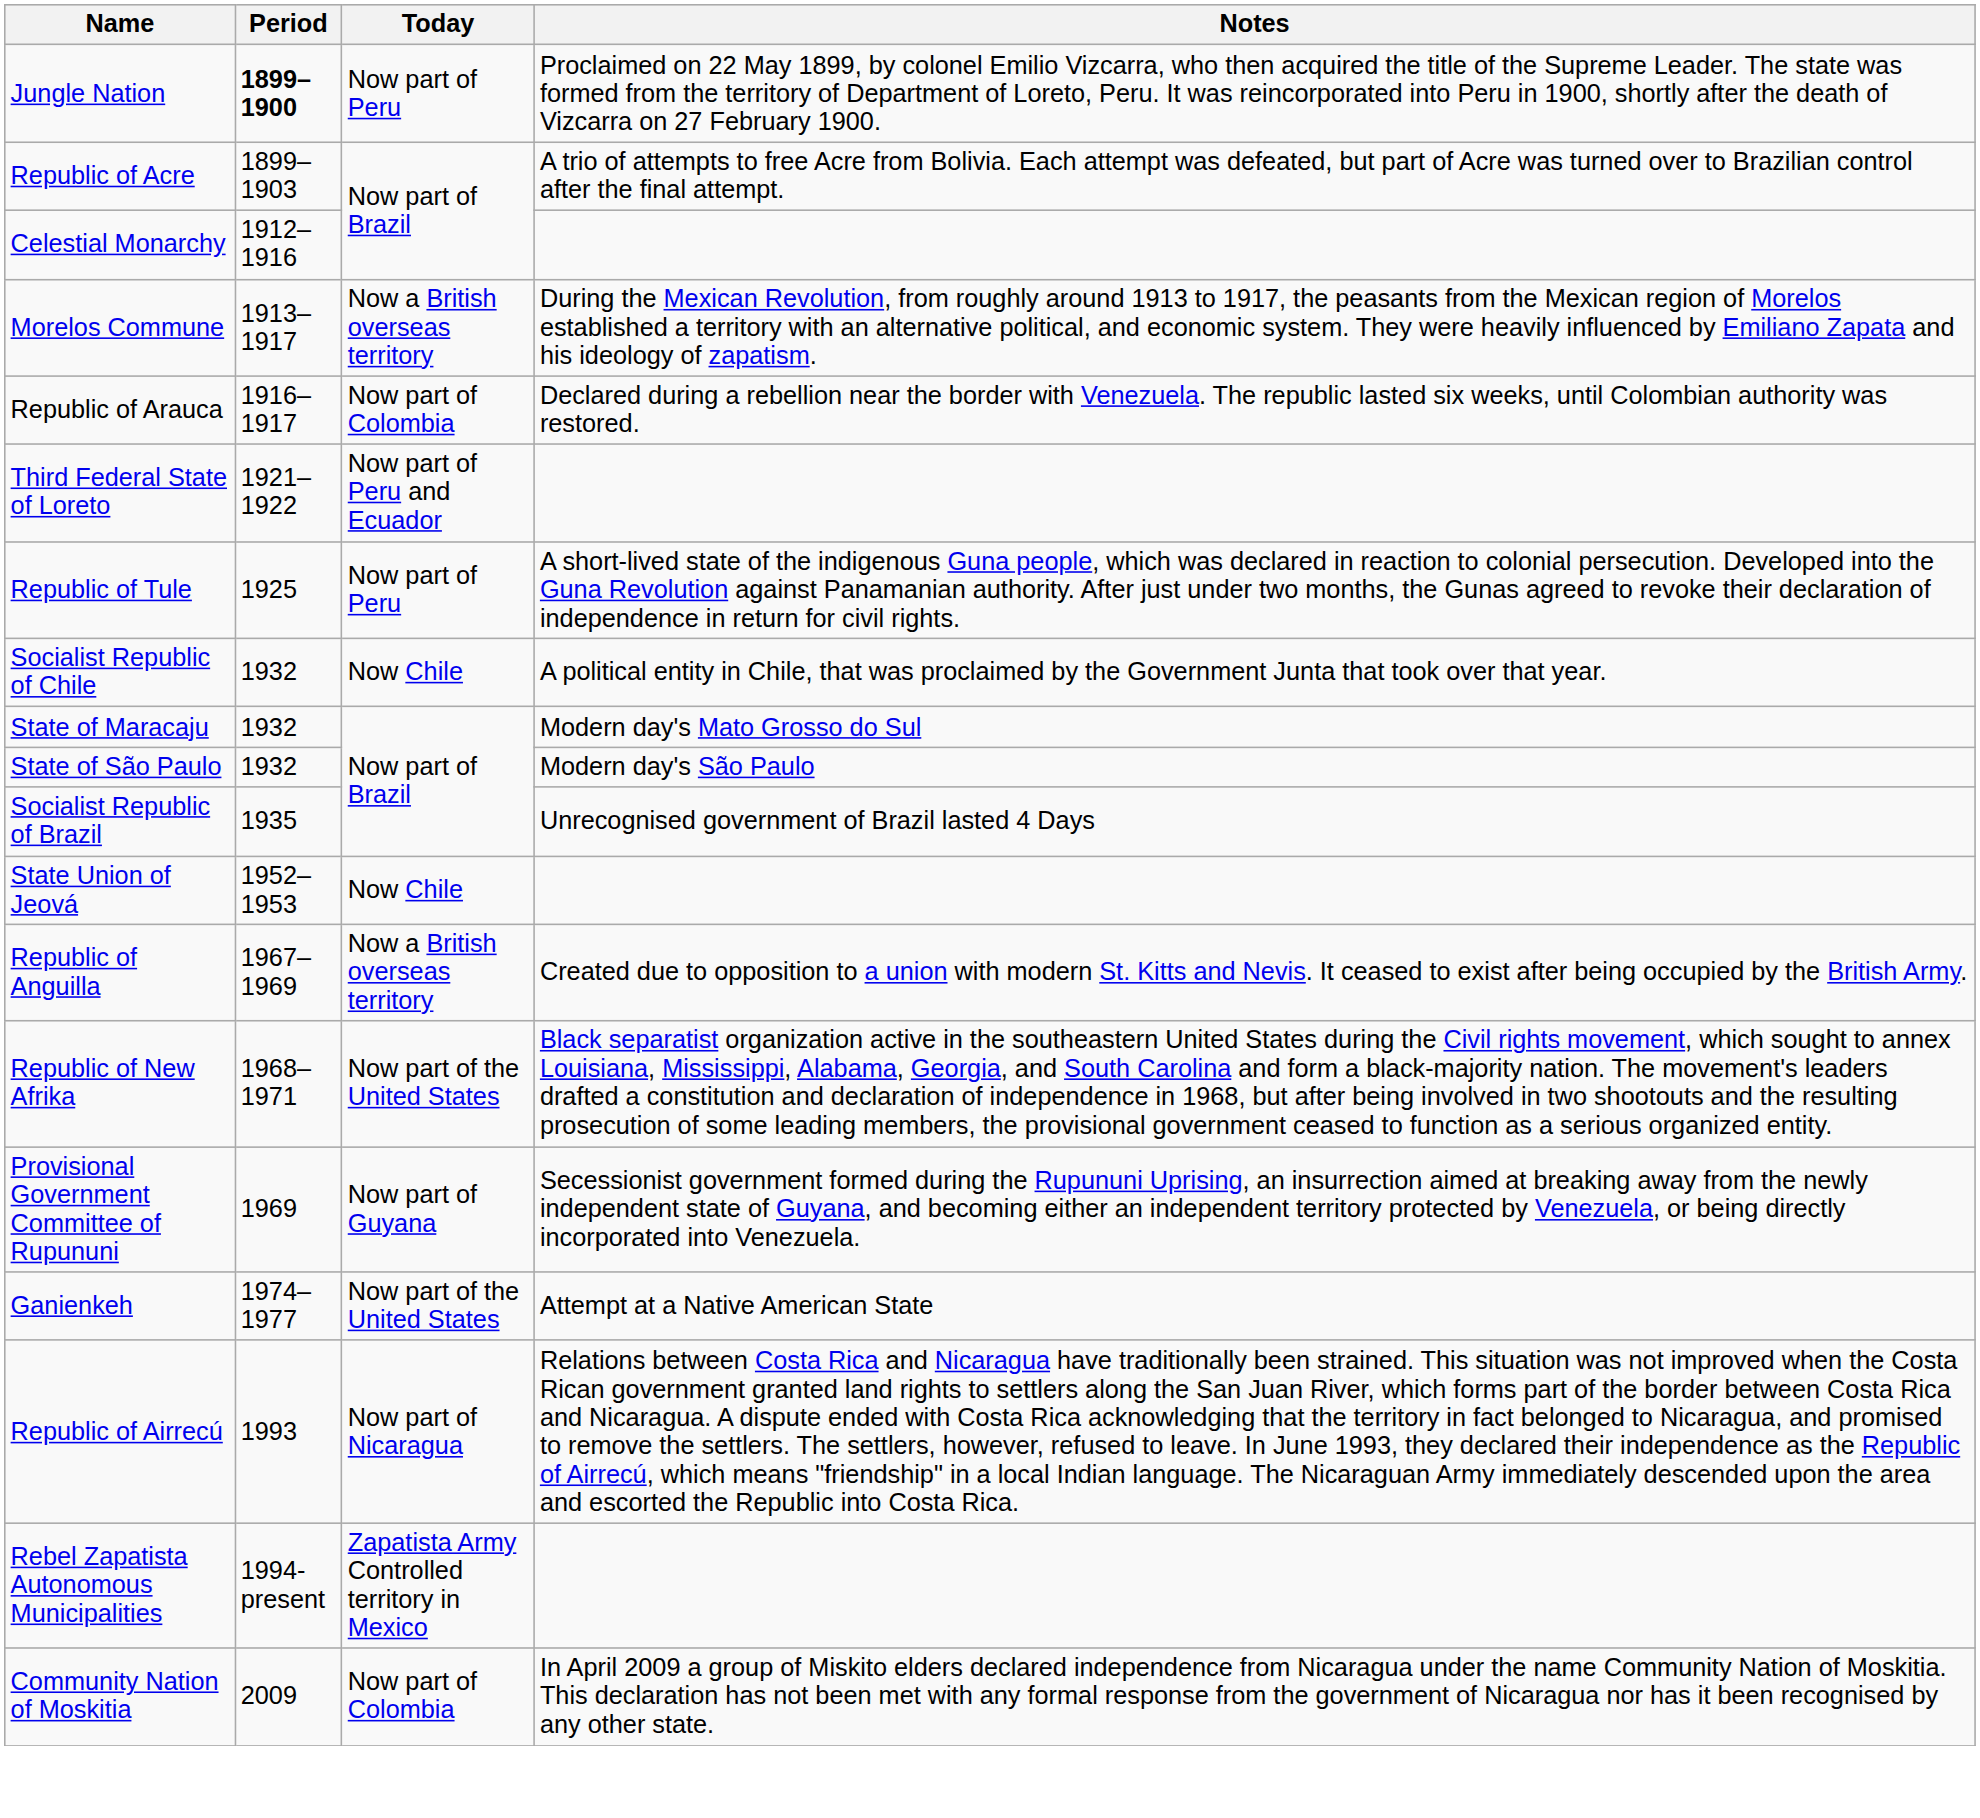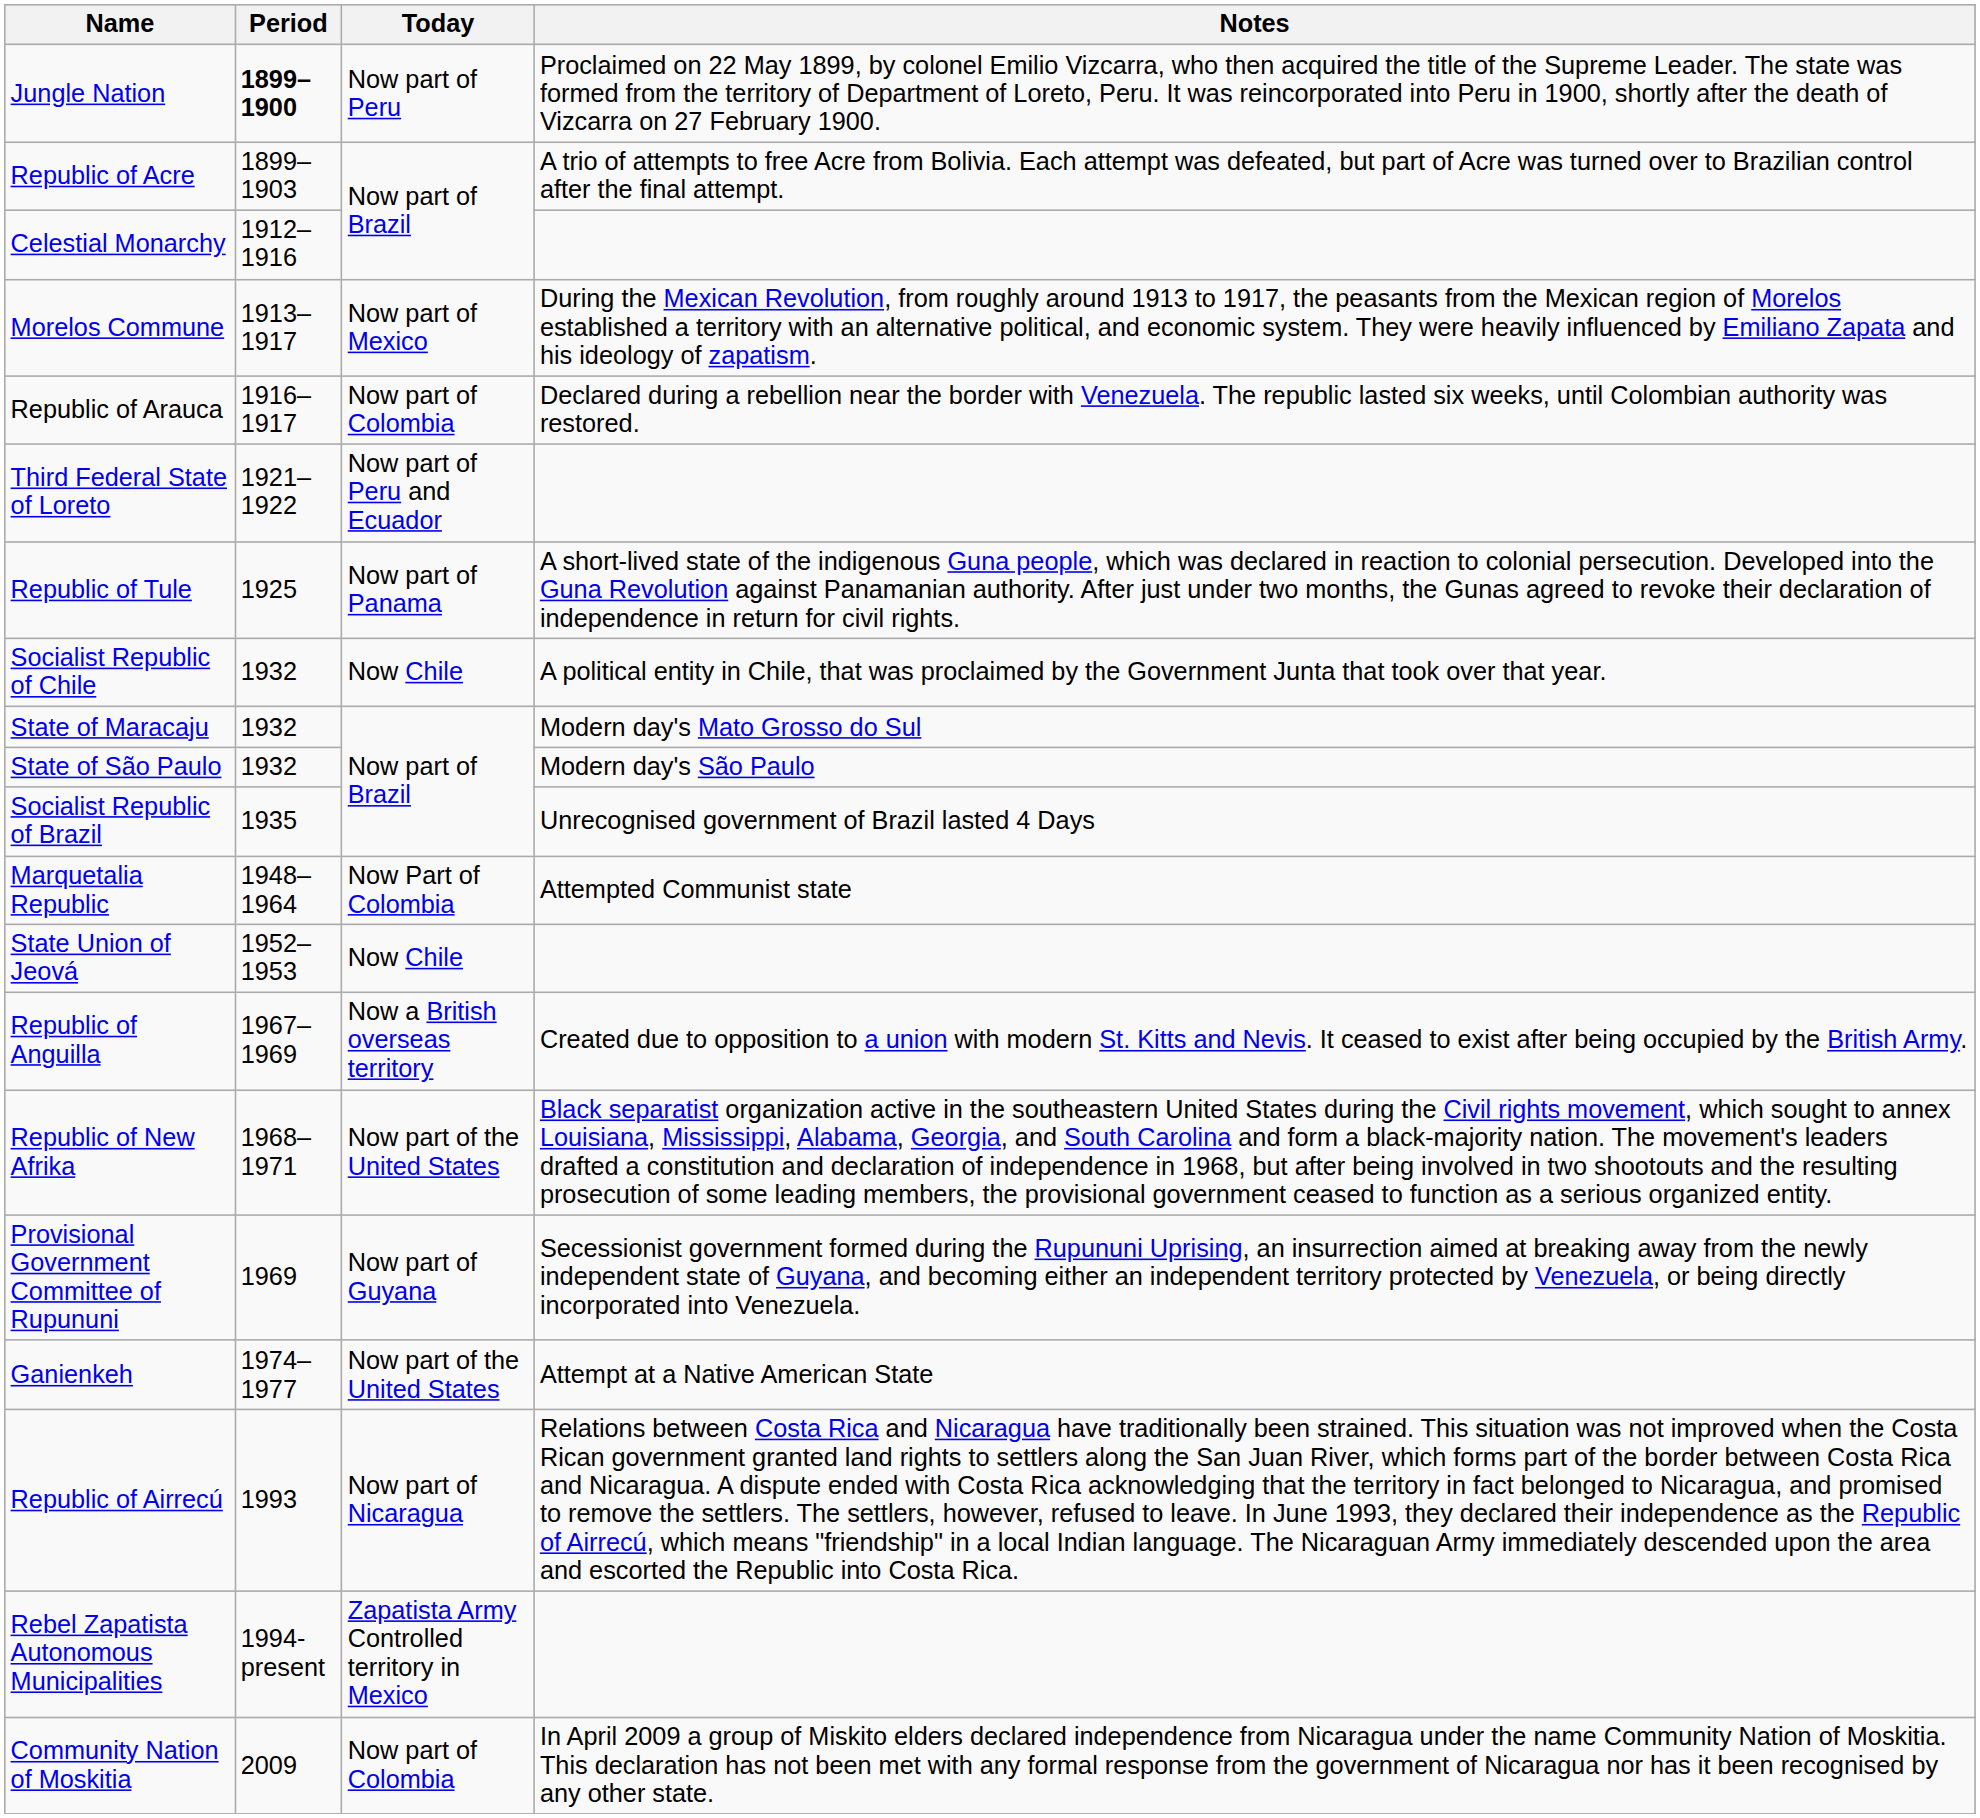(422, 327) Now a British overseas territory -> (412, 327) Now part of Mexico
(412, 589) Now part of Peru -> (412, 589) Now part of Panama
+ row: (77, 889)
